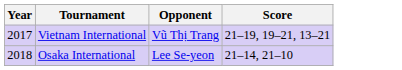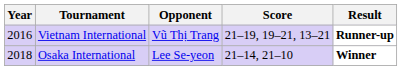+ column: (365, 15)
(20, 35) 2017 -> (20, 35) 2016
